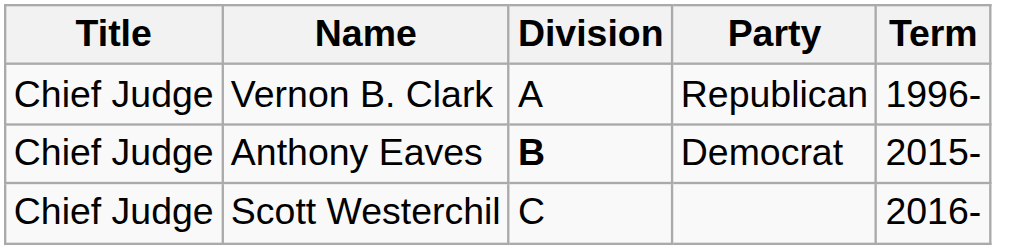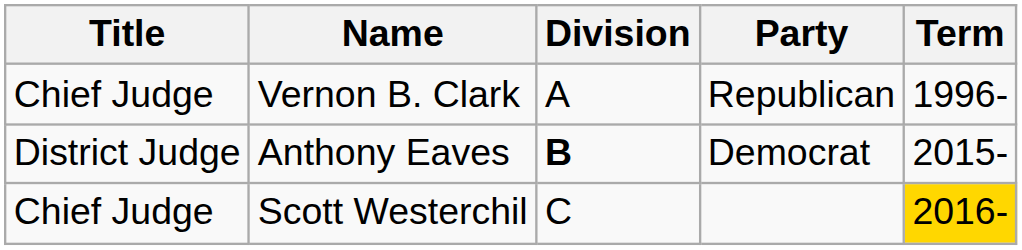(114, 152) Chief Judge -> (127, 152) District Judge
(933, 212) no background -> (960, 212) gold background
